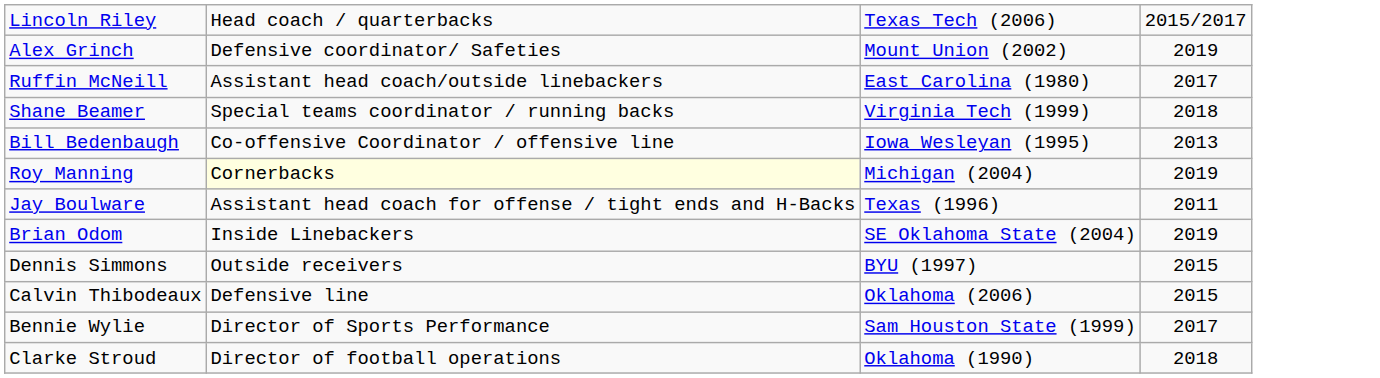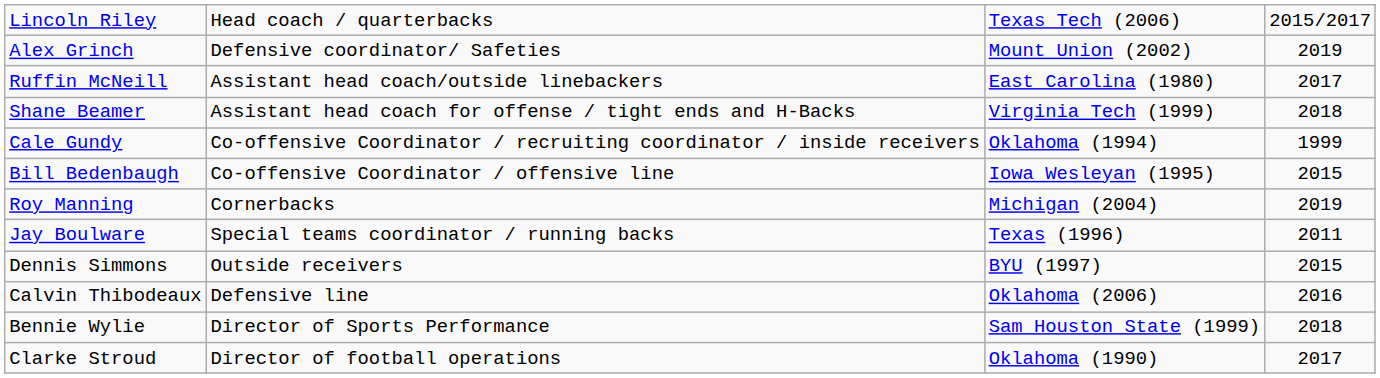(442, 112) Special teams coordinator / running backs -> (533, 112) Assistant head coach for offense / tight ends and H-Backs
+ row: (66, 143)
(1196, 143) 2013 -> (1320, 174) 2015
(273, 174) lightyellow background -> (273, 204) no background
(533, 204) Assistant head coach for offense / tight ends and H-Backs -> (442, 235) Special teams coordinator / running backs
- row: (66, 235)
(1196, 297) 2015 -> (1320, 297) 2016
(1196, 327) 2017 -> (1320, 327) 2018
(1196, 358) 2018 -> (1320, 358) 2017
